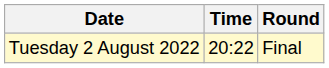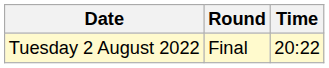columns swapped: (231, 18) <-> (291, 18)
